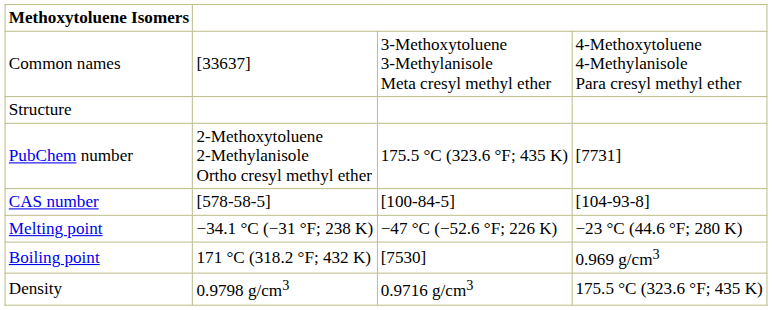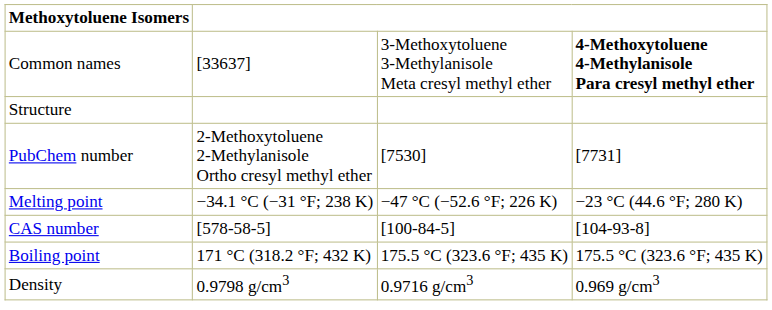(658, 63) normal -> (665, 63) bold
(474, 155) 175.5 °C (323.6 °F; 435 K) -> (403, 155) [7530]
rows swapped: (54, 201) <-> (56, 228)
(403, 257) [7530] -> (474, 255) 175.5 °C (323.6 °F; 435 K)
(618, 257) 0.969 g/cm3 -> (669, 255) 175.5 °C (323.6 °F; 435 K)
(669, 289) 175.5 °C (323.6 °F; 435 K) -> (618, 284) 0.969 g/cm3
